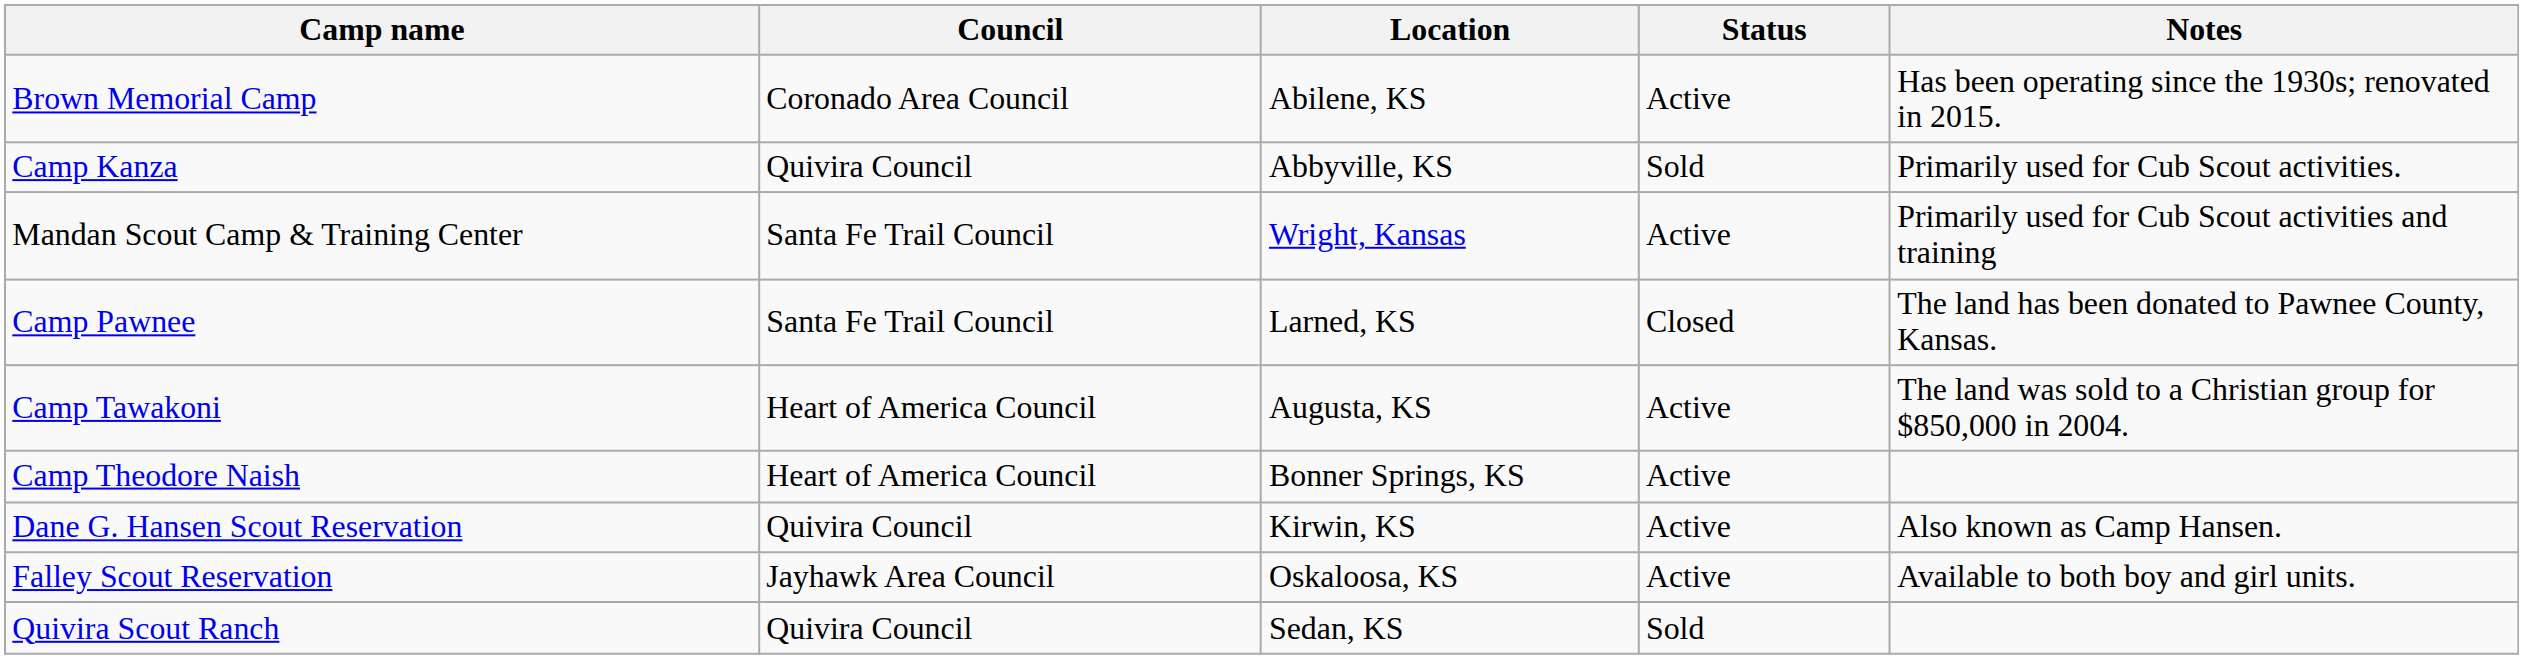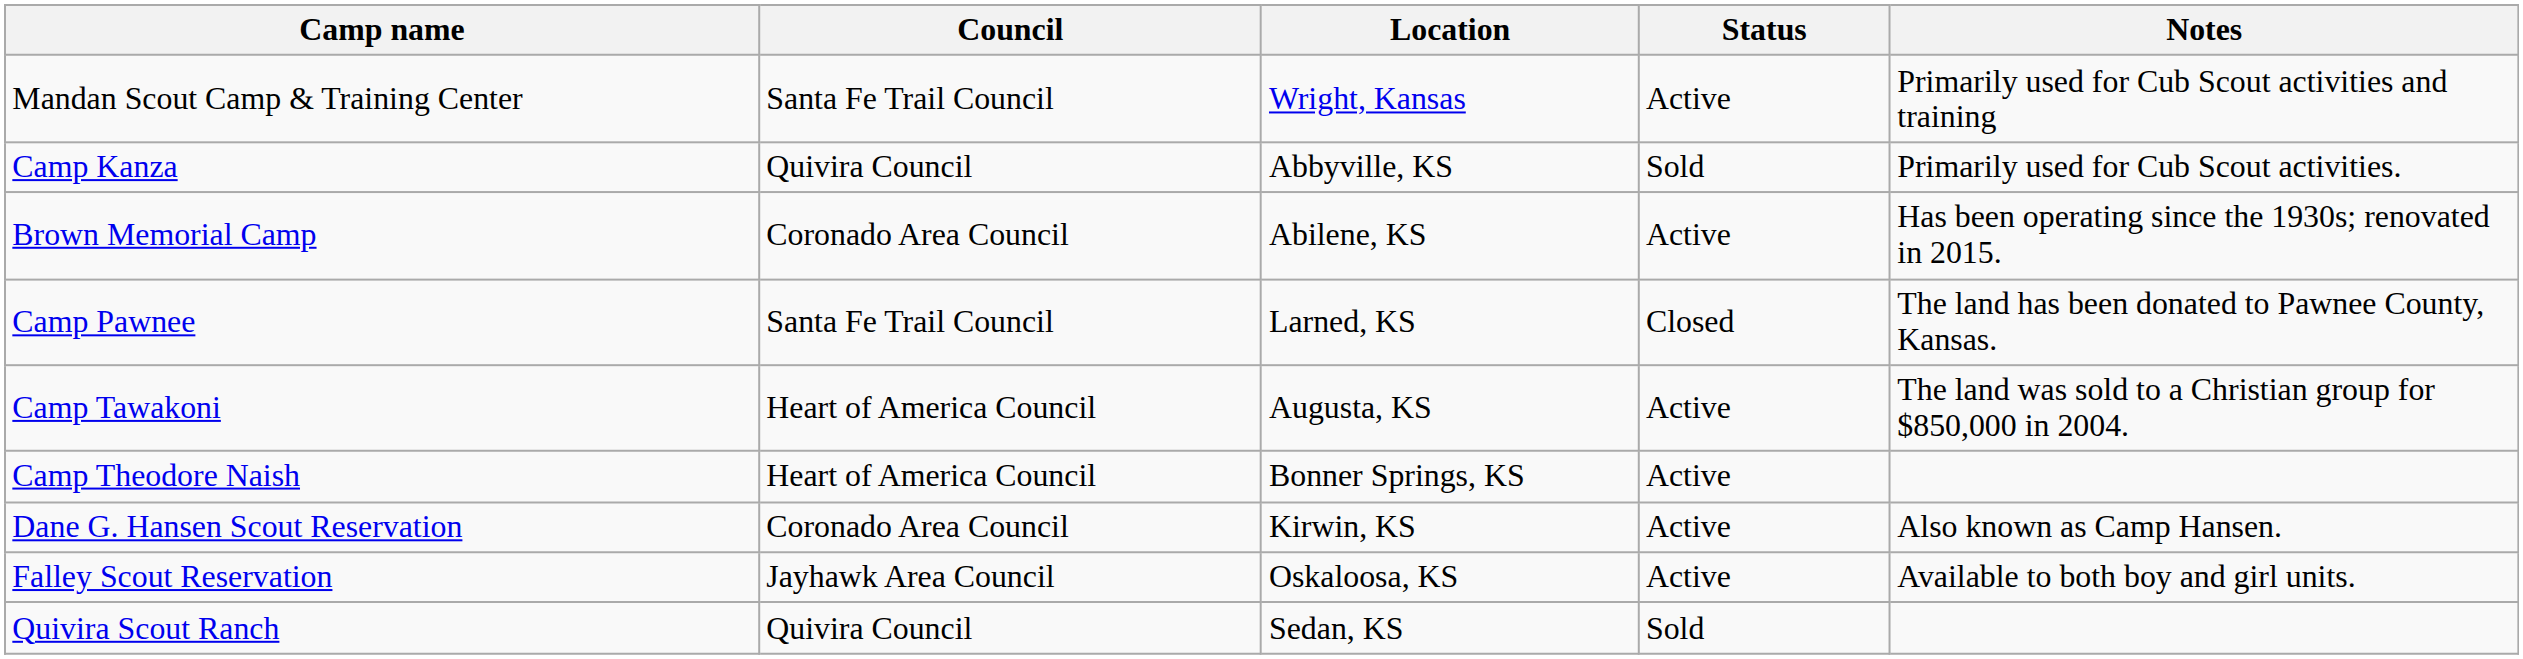rows swapped: (164, 98) <-> (267, 234)
(869, 526) Quivira Council -> (918, 526) Coronado Area Council
